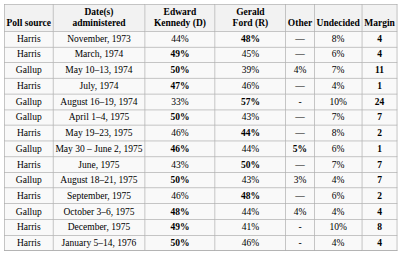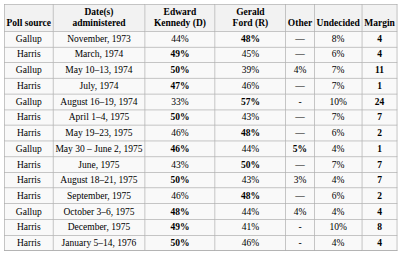(29, 39) Harris -> (29, 39) Gallup
(338, 86) 4% -> (338, 86) 7%
(29, 117) Gallup -> (29, 117) Harris
(250, 133) 44% -> (250, 133) 48%
(338, 133) 8% -> (338, 133) 6%
(338, 149) 6% -> (338, 149) 4%
(29, 180) Gallup -> (29, 180) Harris
